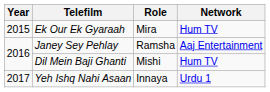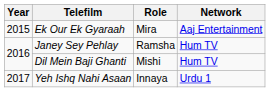(199, 29) Hum TV -> (221, 29) Aaj Entertainment
(221, 45) Aaj Entertainment -> (199, 45) Hum TV
